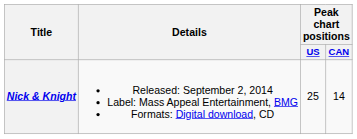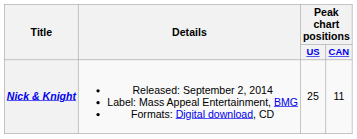(339, 96) 14 -> (339, 96) 11
